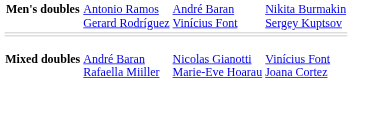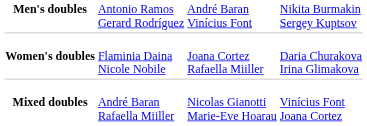+ row: (50, 56)
